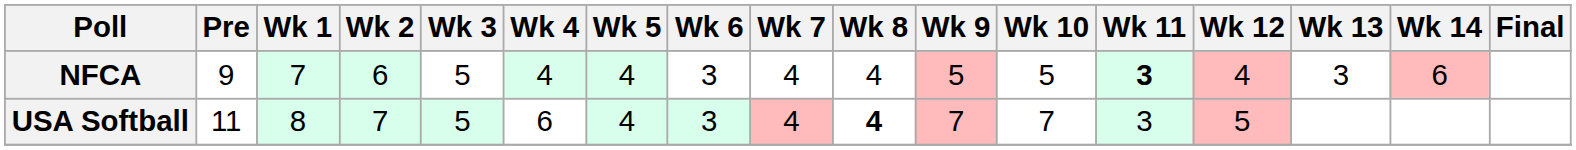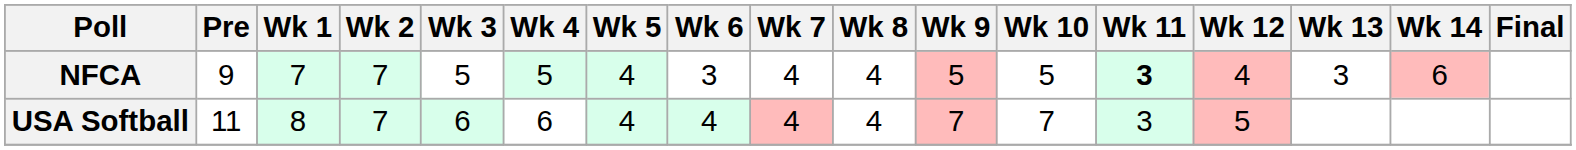(380, 74) 6 -> (380, 74) 7
(545, 74) 4 -> (545, 74) 5
(462, 121) 5 -> (462, 121) 6
(709, 121) 3 -> (709, 121) 4
(874, 121) bold -> (874, 121) normal
